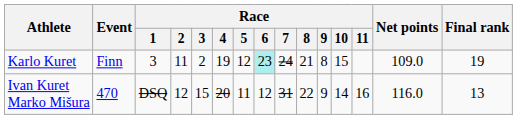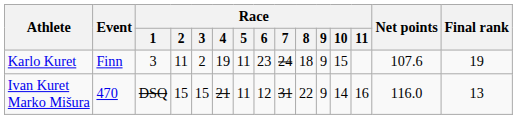(244, 62) 12 -> (244, 62) 11
(265, 62) paleturquoise background -> (264, 62) no background
(307, 62) 21 -> (306, 62) 18
(324, 62) 8 -> (323, 62) 9
(407, 62) 109.0 -> (407, 62) 107.6
(181, 94) 12 -> (181, 94) 15
(223, 94) 20 -> (223, 94) 21
